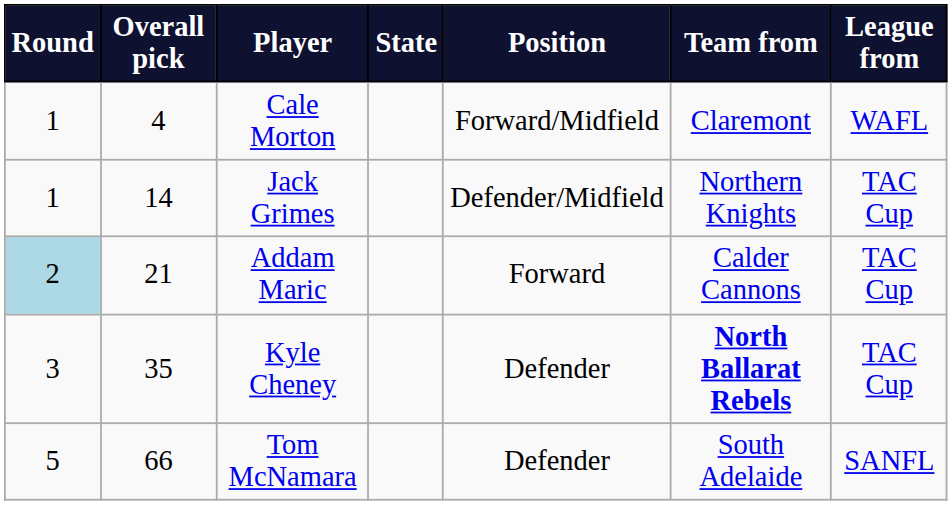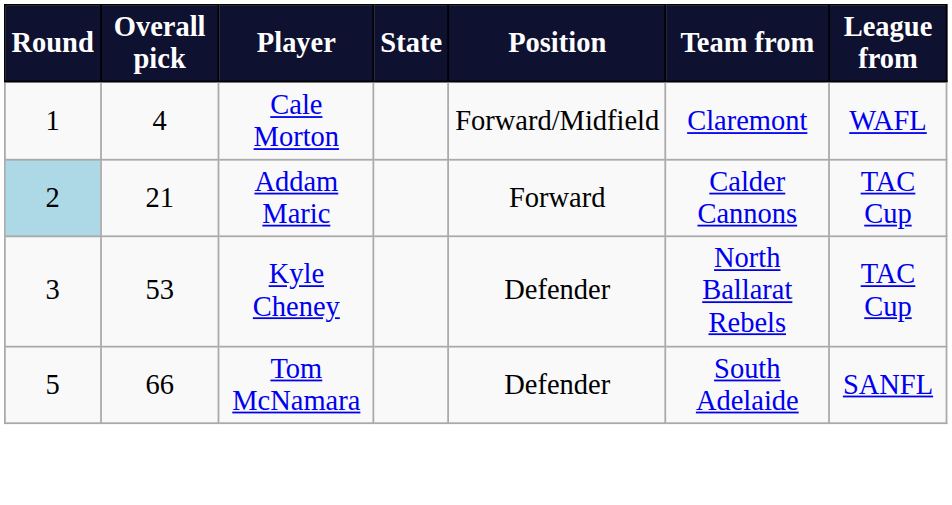- row: (293, 197)
(158, 367) 35 -> (160, 290) 53
(751, 367) bold -> (747, 290) normal
